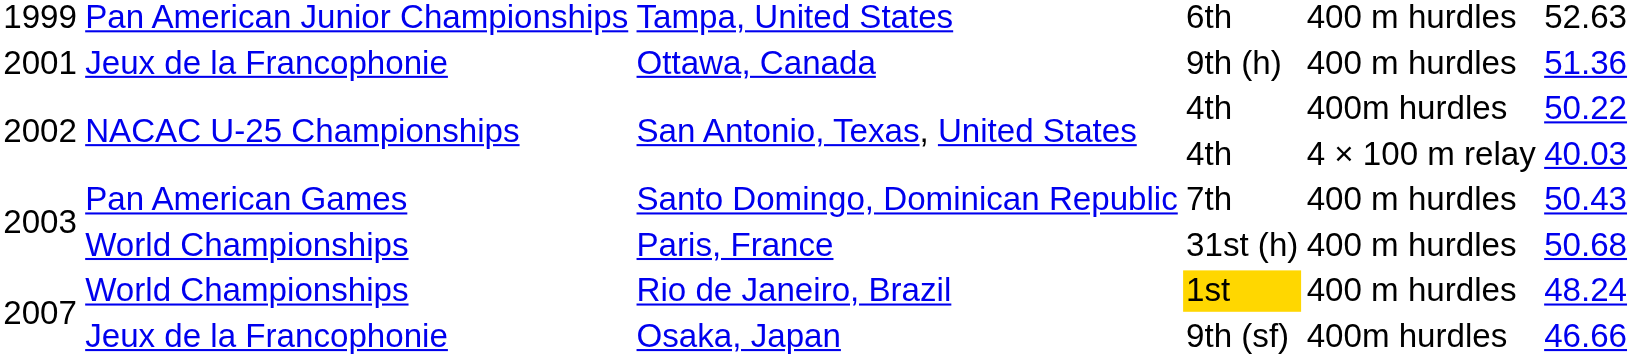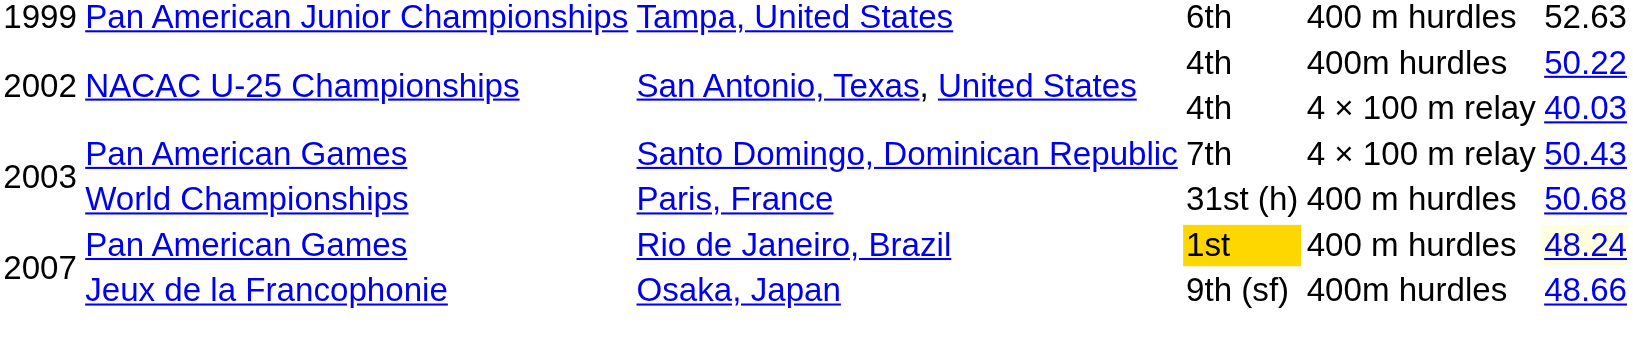- row: (756, 62)
(1412, 199) 400 m hurdles -> (1421, 153) 4 × 100 m relay
(247, 290) World Championships -> (246, 245) Pan American Games
(1586, 290) no background -> (1586, 245) lightyellow background
(1586, 336) 46.66 -> (1586, 290) 48.66
